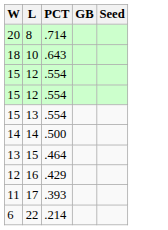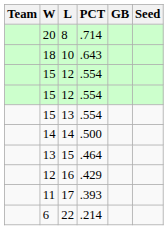+ column: (22, 14)
